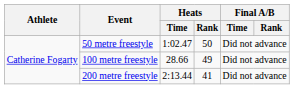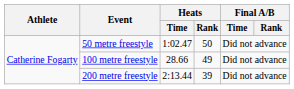(207, 76) 41 -> (207, 76) 39
